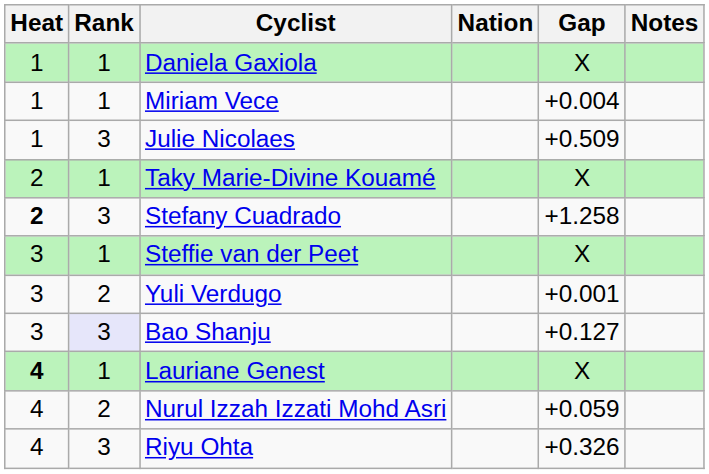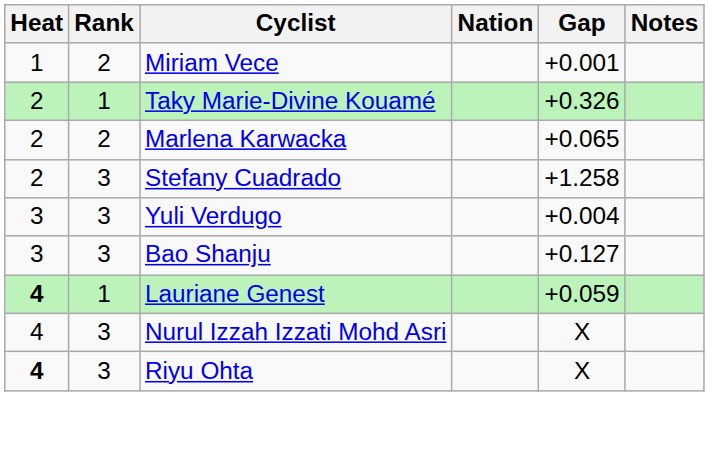- row: (231, 62)
(104, 100) 1 -> (104, 62) 2
(582, 100) +0.004 -> (582, 62) +0.001
- row: (220, 139)
(582, 178) X -> (582, 100) +0.326
+ row: (246, 139)
(37, 216) bold -> (37, 178) normal
- row: (252, 255)
(104, 293) 2 -> (104, 216) 3
(582, 293) +0.001 -> (582, 216) +0.004
(104, 332) lavender background -> (104, 255) no background
(582, 370) X -> (582, 293) +0.059
(104, 409) 2 -> (104, 332) 3
(582, 409) +0.059 -> (582, 332) X
(37, 448) normal -> (37, 370) bold
(582, 448) +0.326 -> (582, 370) X
